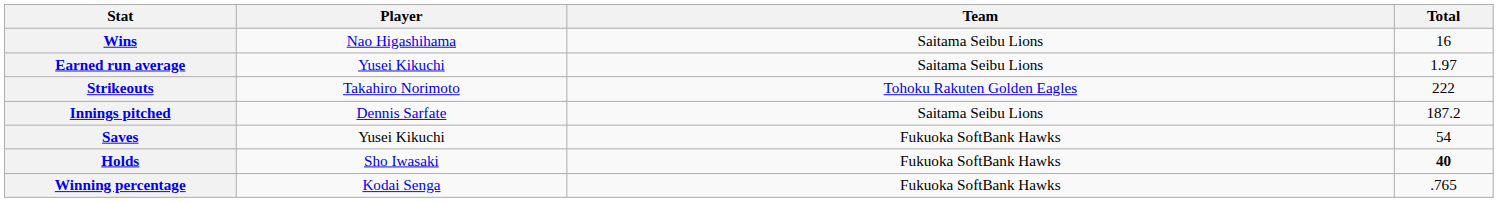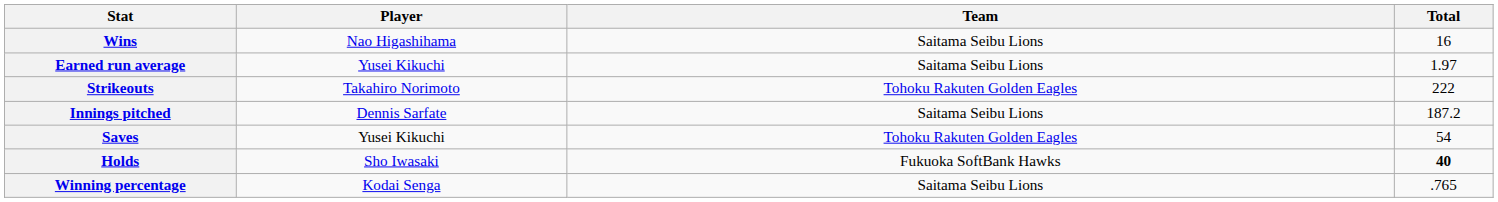(980, 137) Fukuoka SoftBank Hawks -> (980, 137) Tohoku Rakuten Golden Eagles
(980, 185) Fukuoka SoftBank Hawks -> (980, 185) Saitama Seibu Lions
